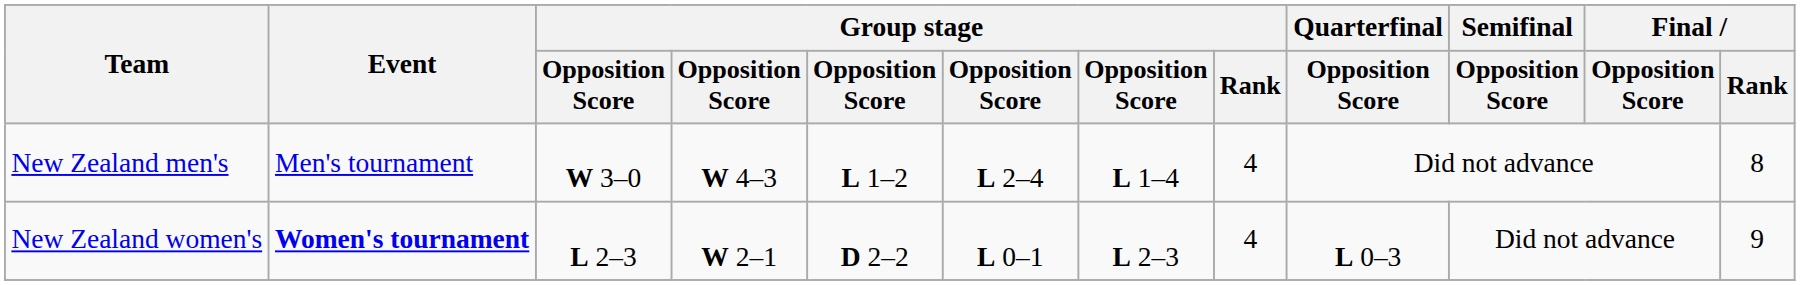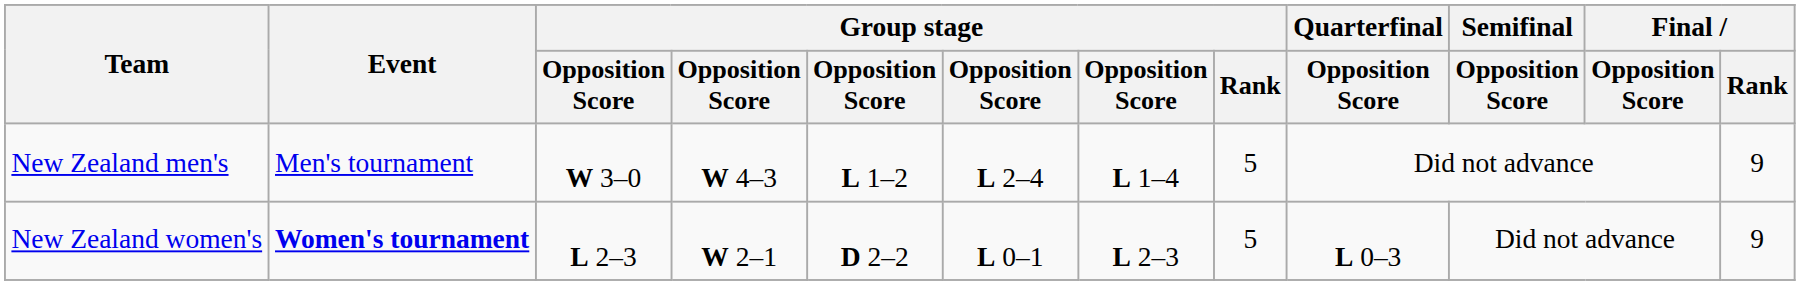(1250, 162) 4 -> (1250, 162) 5
(1757, 162) 8 -> (1757, 162) 9
(1250, 240) 4 -> (1250, 240) 5
